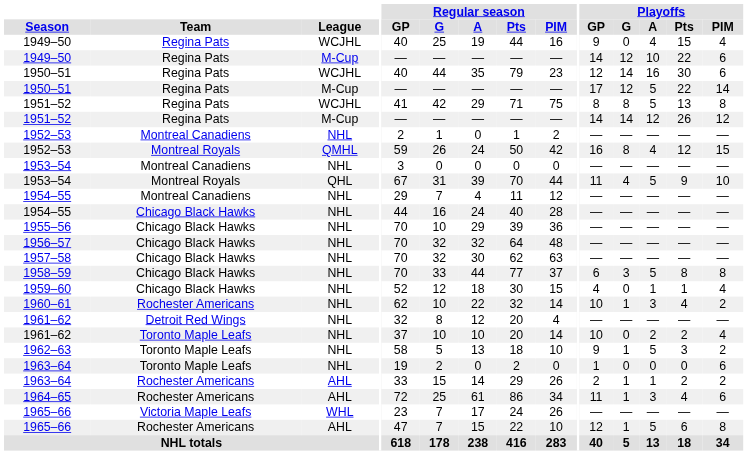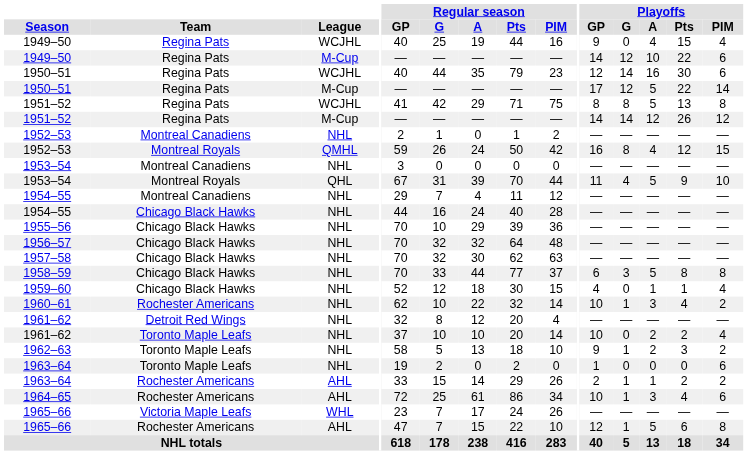(653, 350) 5 -> (653, 350) 2
(596, 396) 11 -> (596, 396) 10
